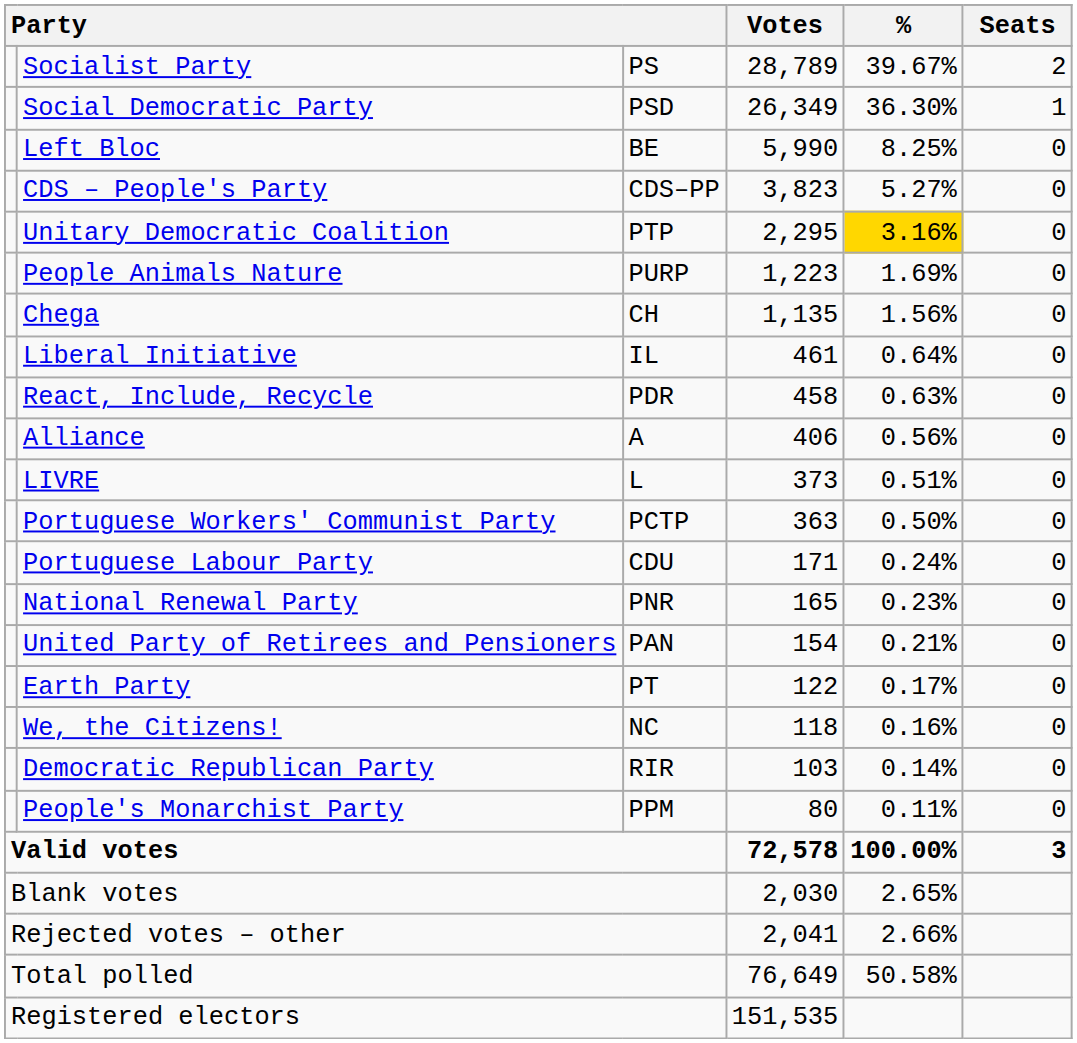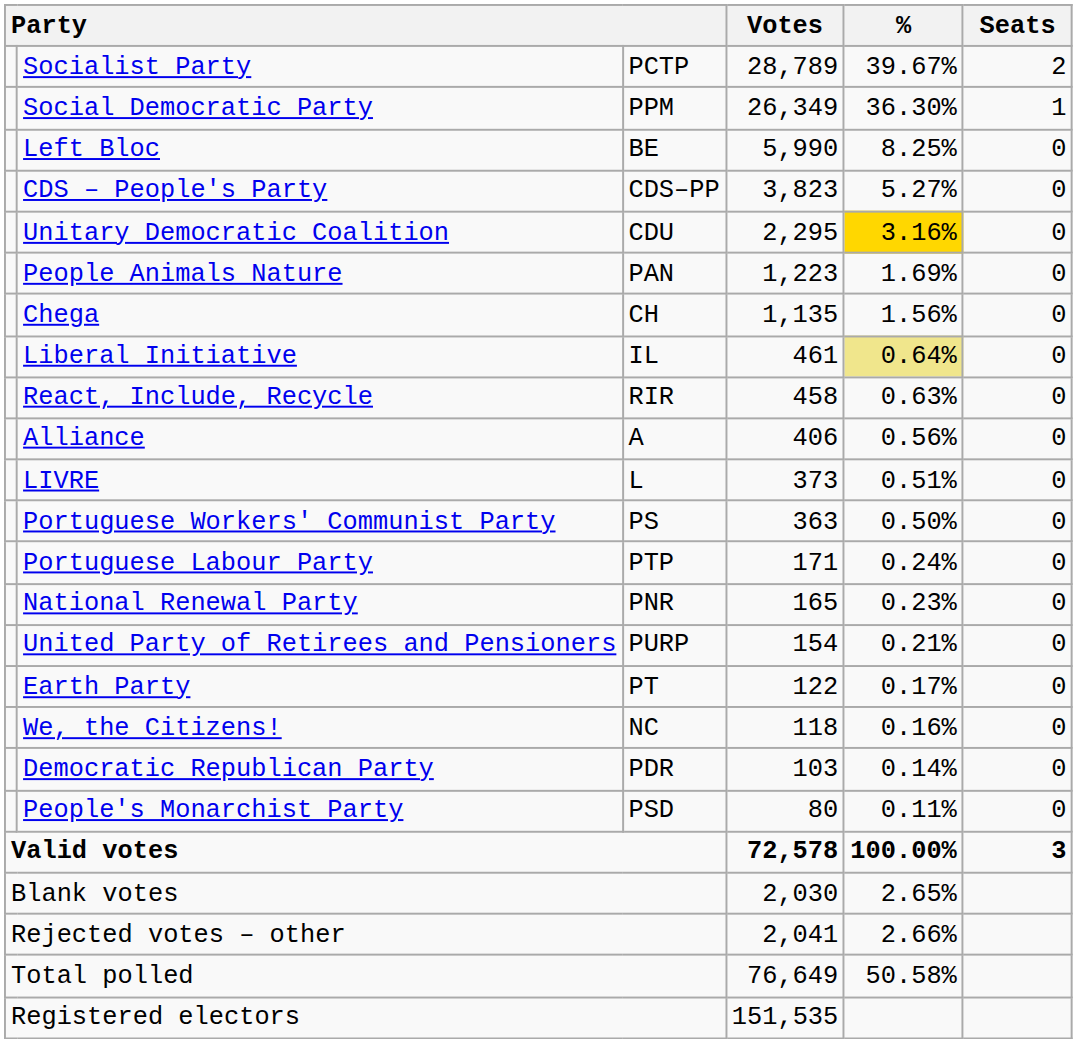(644, 67) PS -> (659, 67) PCTP
(651, 108) PSD -> (651, 108) PPM
(651, 232) PTP -> (651, 232) CDU
(659, 274) PURP -> (651, 274) PAN
(919, 356) no background -> (919, 356) khaki background
(651, 397) PDR -> (651, 397) RIR
(659, 521) PCTP -> (644, 521) PS
(651, 563) CDU -> (651, 563) PTP
(651, 645) PAN -> (659, 645) PURP
(651, 769) RIR -> (651, 769) PDR
(651, 811) PPM -> (651, 811) PSD
